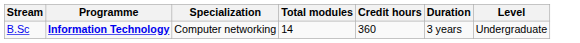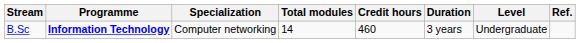+ column: (562, 13)
(367, 30) 360 -> (367, 30) 460
